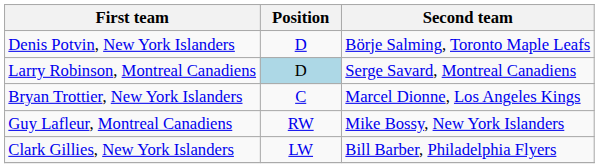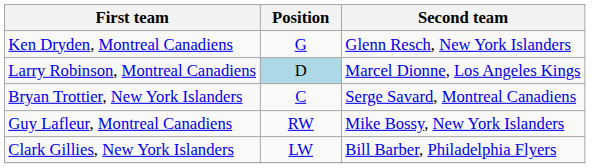+ row: (121, 44)
- row: (122, 44)
(461, 70) Serge Savard, Montreal Canadiens -> (463, 70) Marcel Dionne, Los Angeles Kings
(463, 96) Marcel Dionne, Los Angeles Kings -> (461, 96) Serge Savard, Montreal Canadiens
